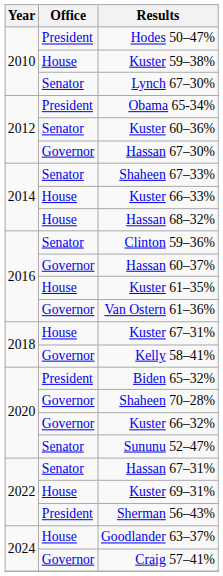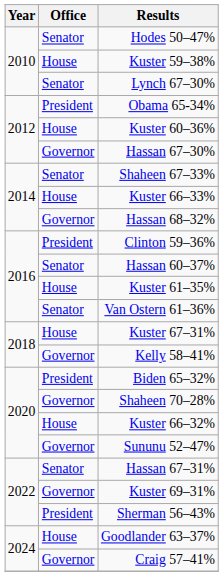(67, 38) President -> (63, 38) Senator
(63, 129) Senator -> (59, 129) House
(59, 219) House -> (68, 219) Governor
(63, 242) Senator -> (67, 242) President
(68, 265) Governor -> (63, 265) Senator
(68, 310) Governor -> (63, 310) Senator
(68, 423) Governor -> (59, 423) House
(63, 446) Senator -> (68, 446) Governor
(59, 491) House -> (68, 491) Governor
